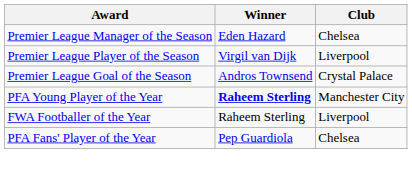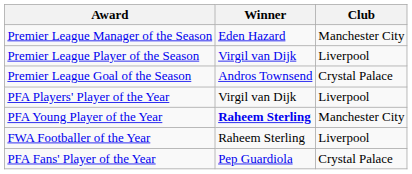(339, 35) Chelsea -> (361, 35) Manchester City
+ row: (88, 96)
(339, 138) Chelsea -> (356, 158) Crystal Palace
